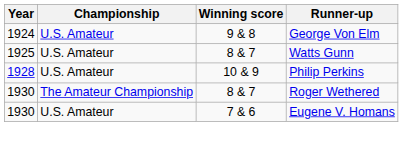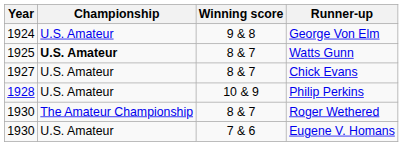(77, 53) normal -> (79, 53) bold
+ row: (323, 72)
